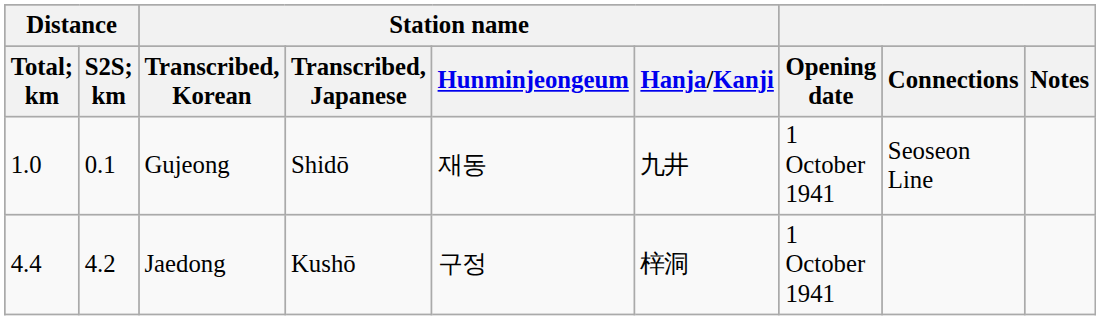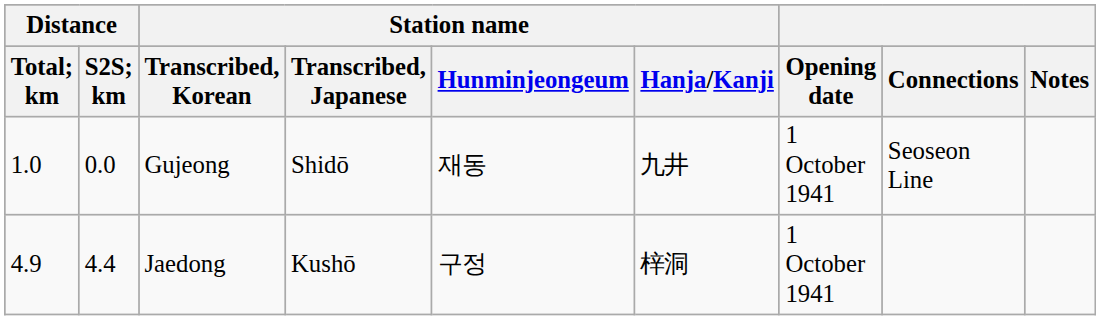(100, 165) 0.1 -> (100, 165) 0.0
(26, 264) 4.4 -> (26, 264) 4.9
(100, 264) 4.2 -> (100, 264) 4.4
